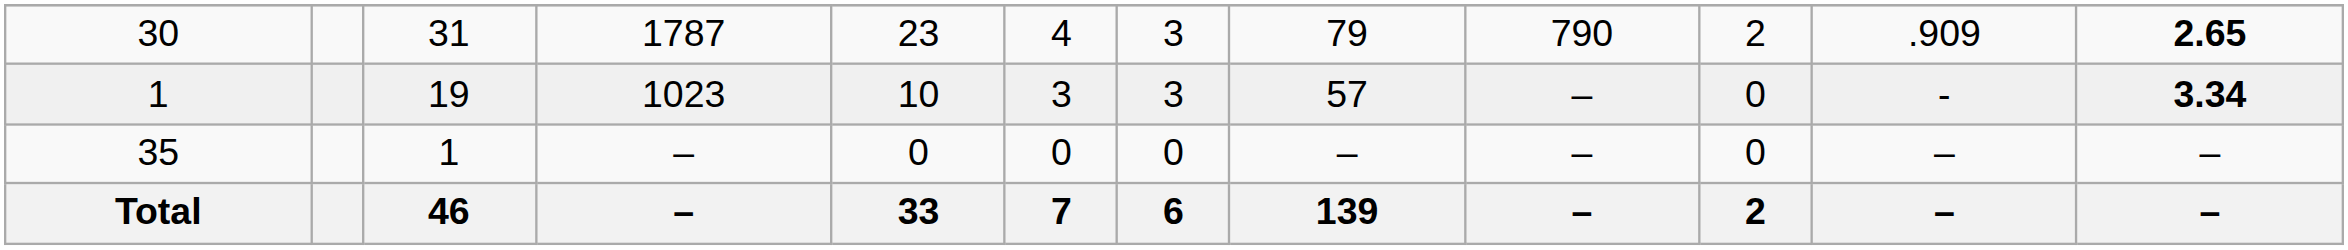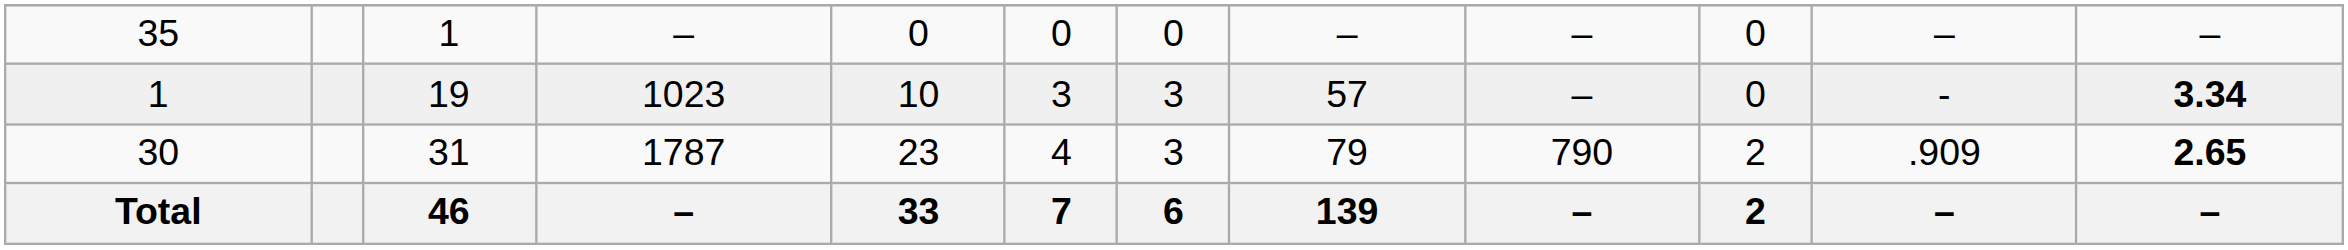rows swapped: (158, 34) <-> (158, 152)
